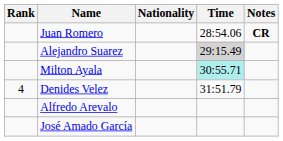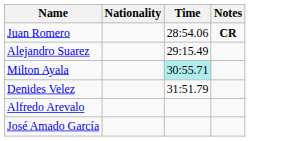- column: (21, 13)
(221, 51) lightgrey background -> (188, 51) no background
